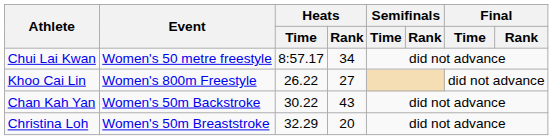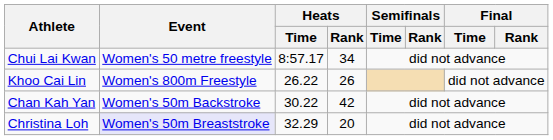(347, 81) 27 -> (347, 81) 26
(347, 102) 43 -> (347, 102) 42
(186, 124) no background -> (186, 124) lavender background
